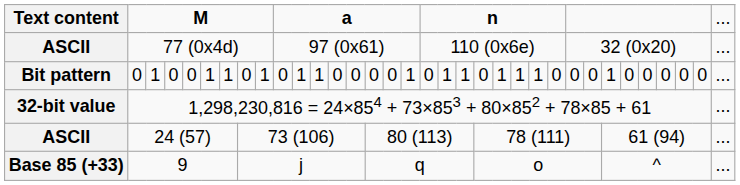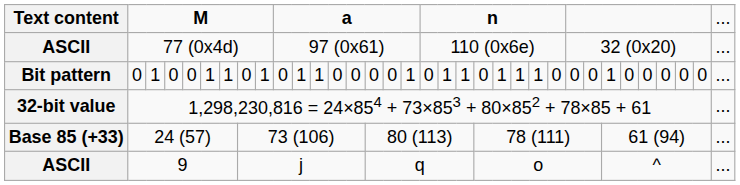(66, 137) ASCII -> (66, 137) Base 85 (+33)
(66, 165) Base 85 (+33) -> (66, 165) ASCII
